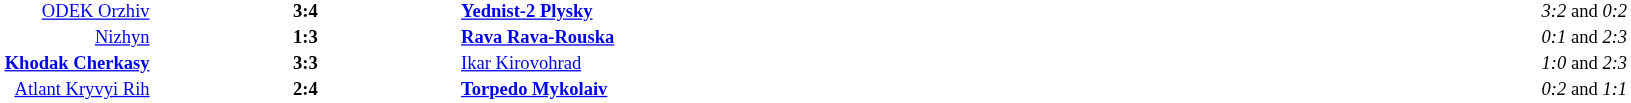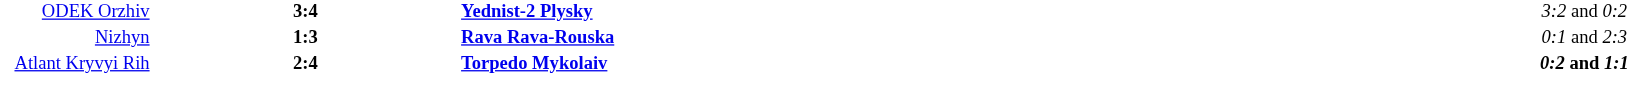- row: (77, 62)
(1584, 88) normal -> (1584, 62) bold
